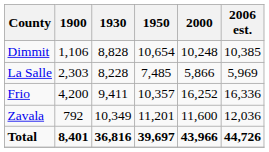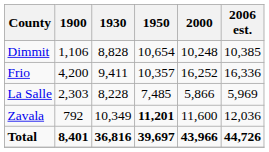rows swapped: (19, 94) <-> (30, 72)
(156, 115) normal -> (156, 115) bold
